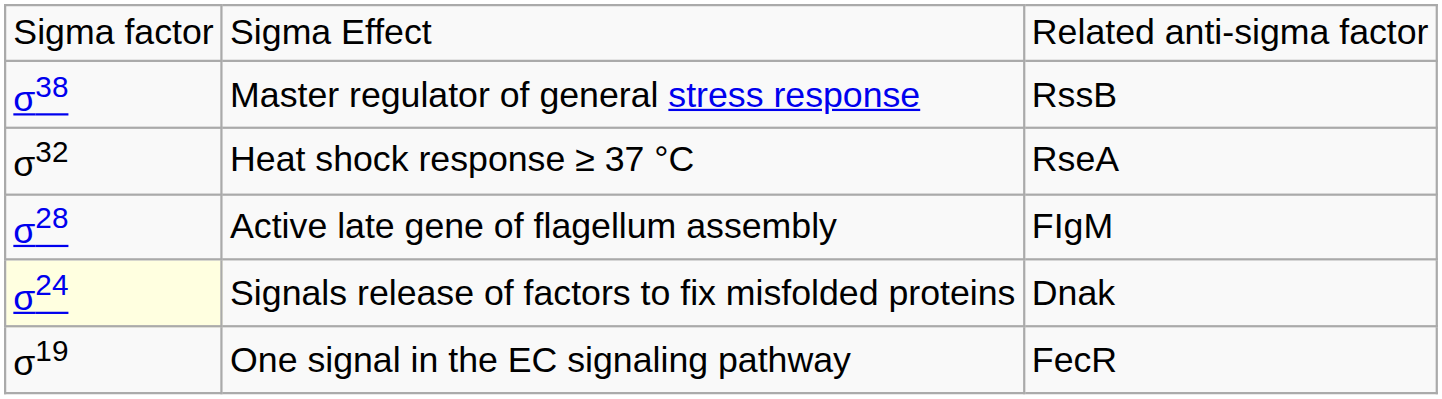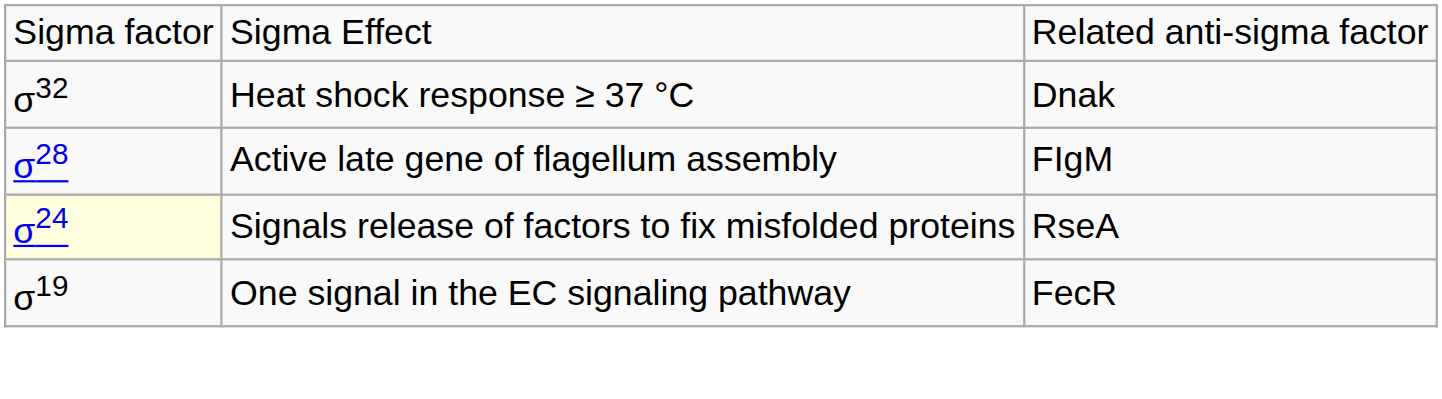- row: (575, 94)
(1075, 160) RseA -> (1074, 94) Dnak
(1074, 292) Dnak -> (1075, 226) RseA
